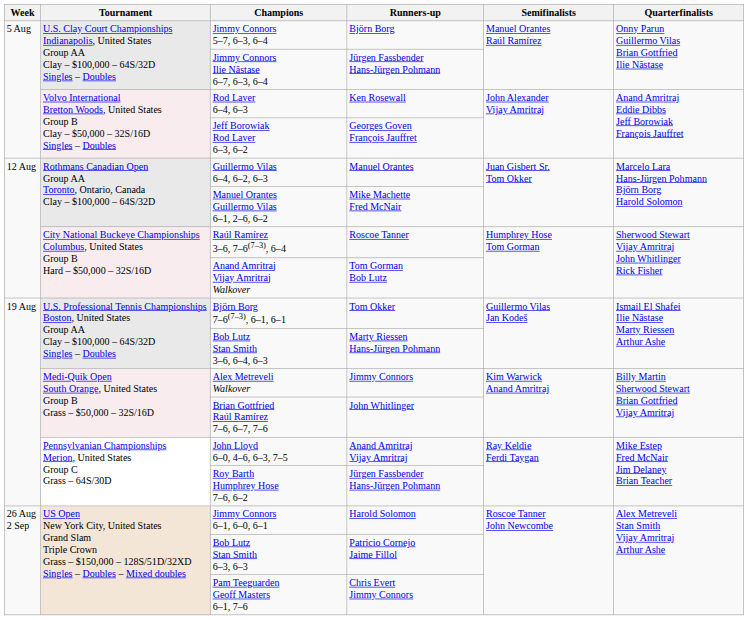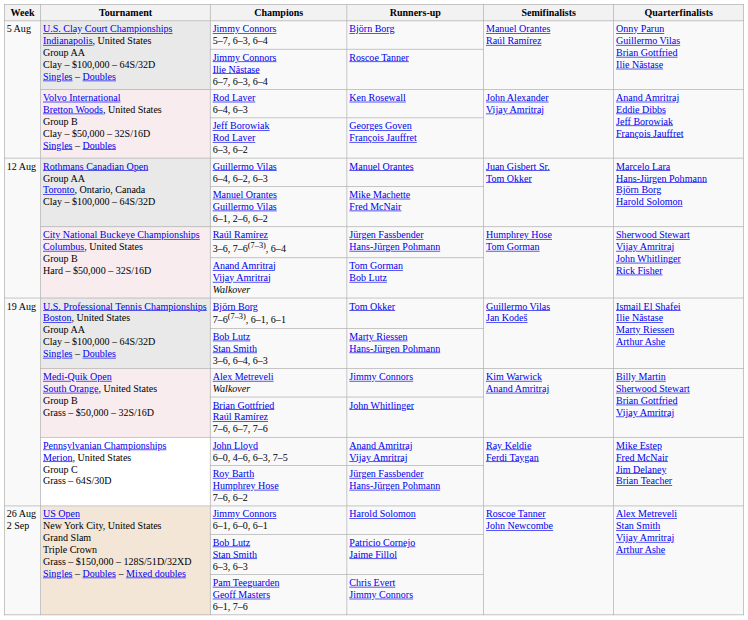(395, 63) Jürgen Fassbender Hans-Jürgen Pohmann -> (379, 57) Roscoe Tanner
(379, 235) Roscoe Tanner -> (395, 241) Jürgen Fassbender Hans-Jürgen Pohmann
